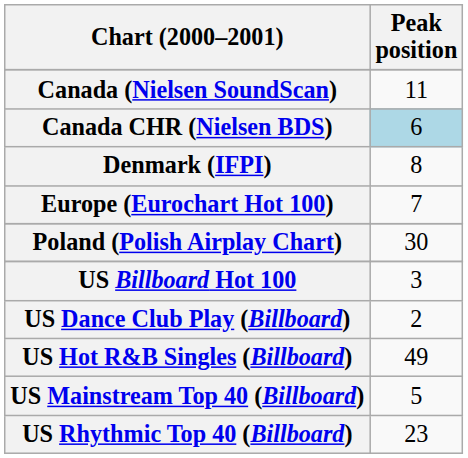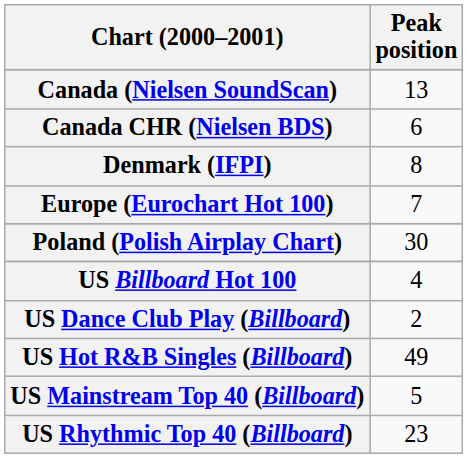(416, 89) 11 -> (416, 89) 13
(416, 127) lightblue background -> (416, 127) no background
(416, 280) 3 -> (416, 280) 4
